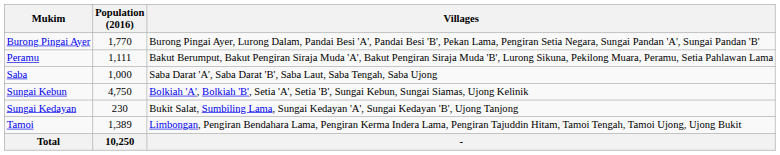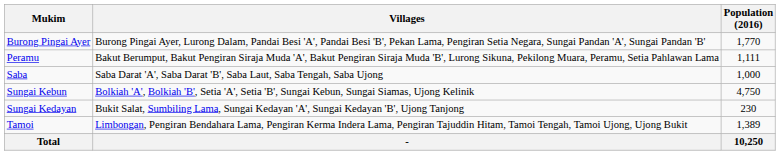columns swapped: (120, 18) <-> (461, 18)
